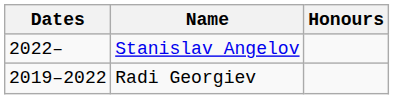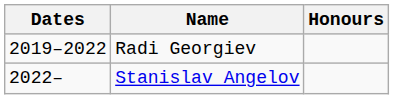rows swapped: (186, 78) <-> (207, 49)
